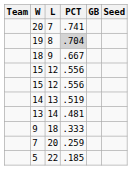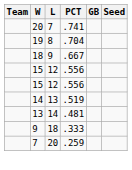(73, 41) lightgrey background -> (73, 41) no background
- row: (35, 158)
